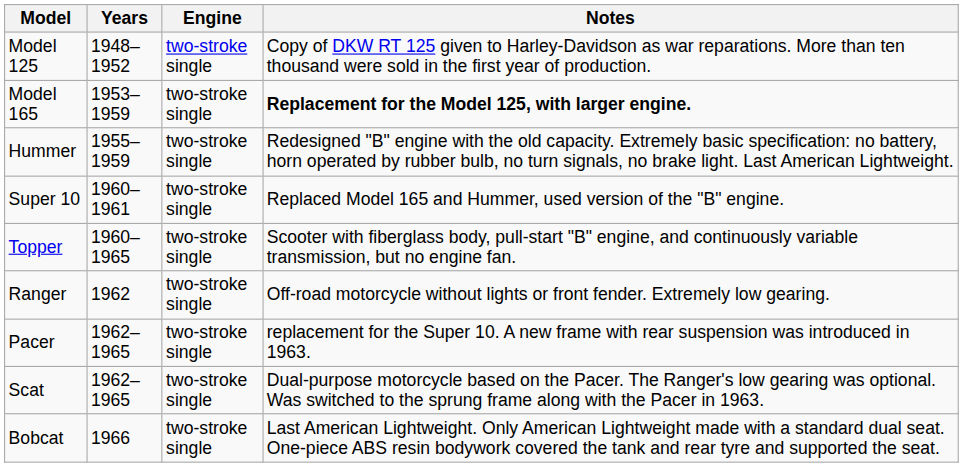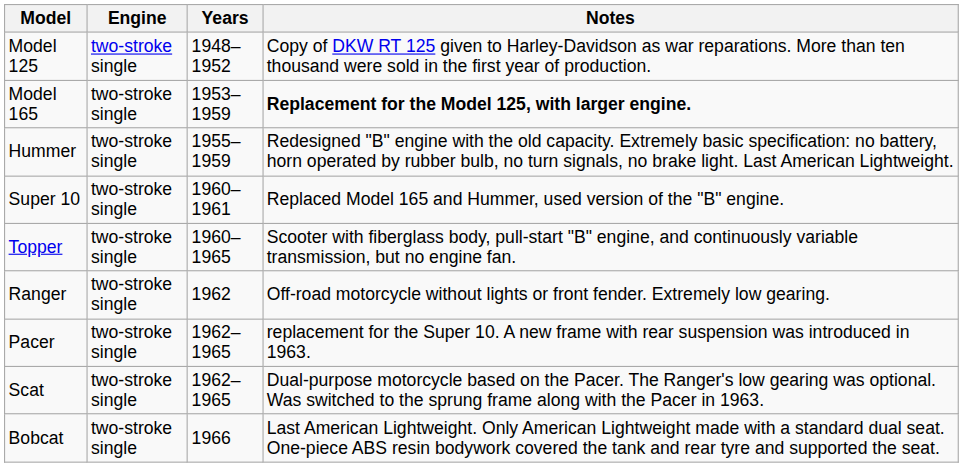columns swapped: (212, 18) <-> (124, 18)
